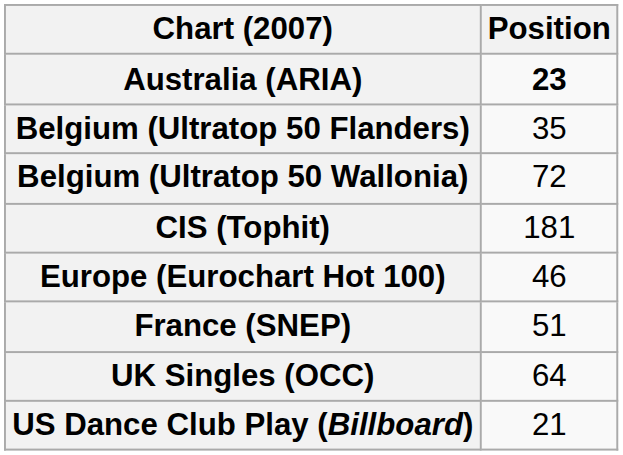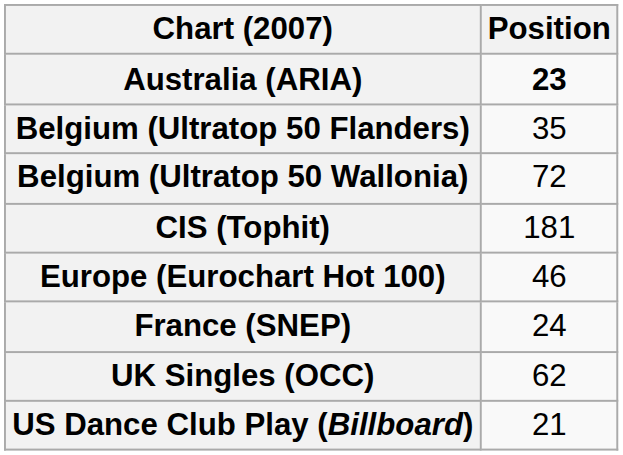(549, 326) 51 -> (549, 326) 24
(549, 375) 64 -> (549, 375) 62
